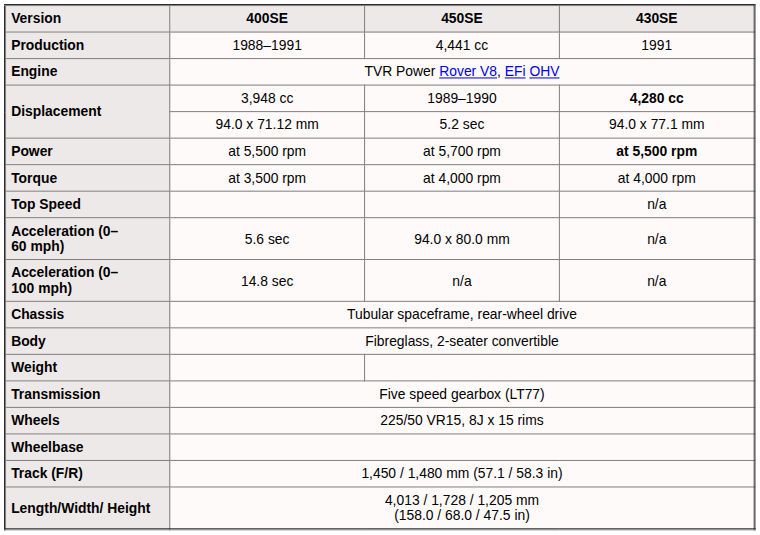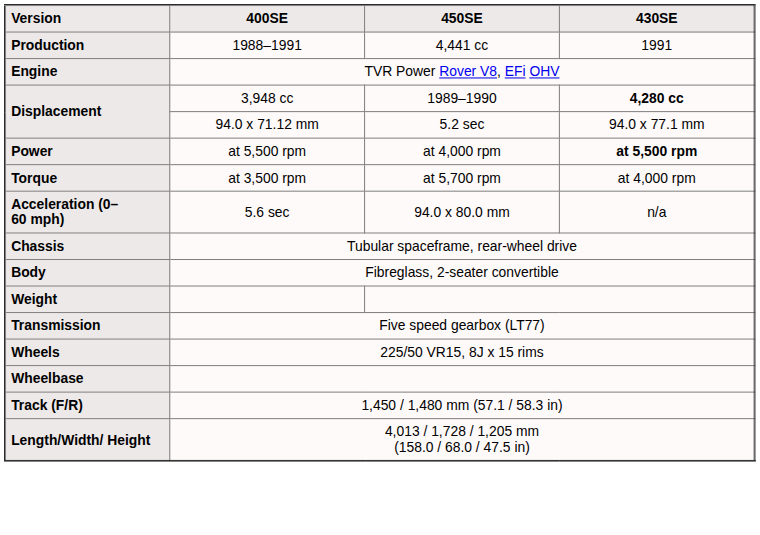(462, 151) at 5,700 rpm -> (462, 151) at 4,000 rpm
(462, 178) at 4,000 rpm -> (462, 178) at 5,700 rpm
- row: (46, 204)
- row: (65, 280)
